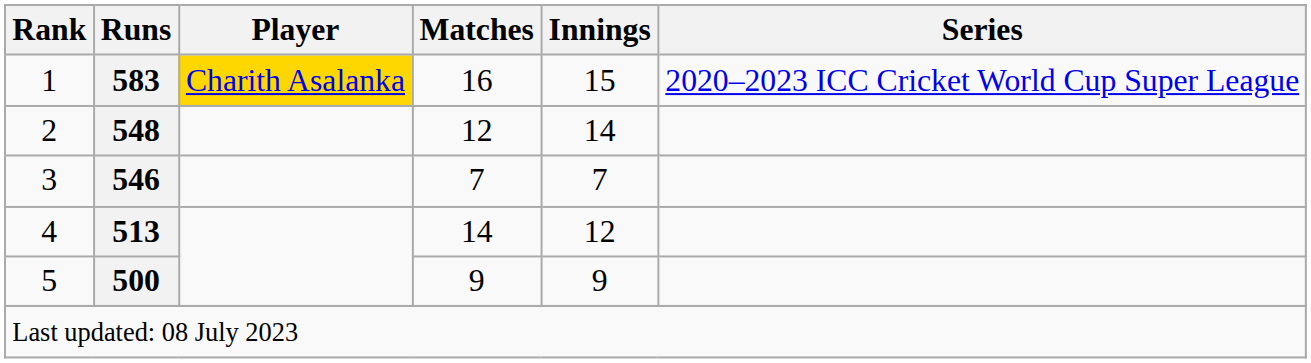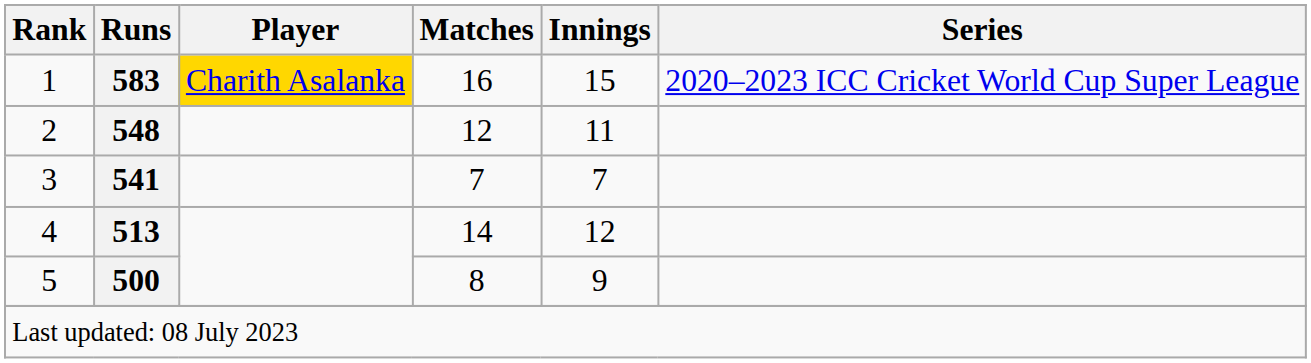(600, 130) 14 -> (600, 130) 11
(136, 180) 546 -> (136, 180) 541
(477, 280) 9 -> (477, 280) 8
